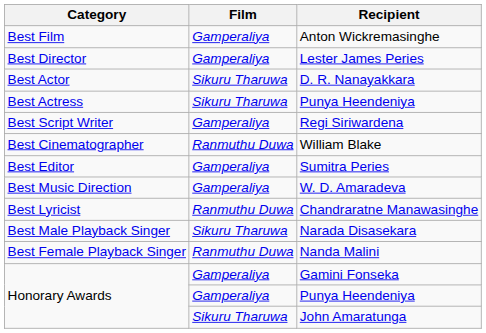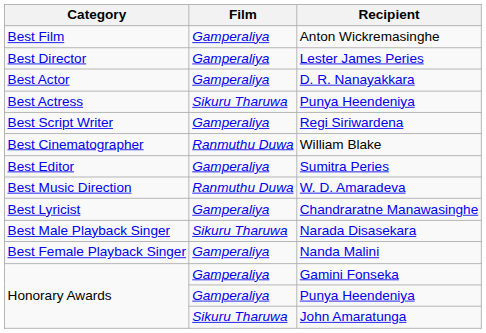(240, 79) Sikuru Tharuwa -> (231, 79) Gamperaliya
(231, 187) Gamperaliya -> (243, 187) Ranmuthu Duwa
(243, 209) Ranmuthu Duwa -> (231, 209) Gamperaliya
(243, 252) Ranmuthu Duwa -> (231, 252) Gamperaliya
